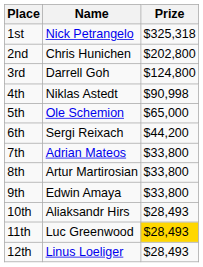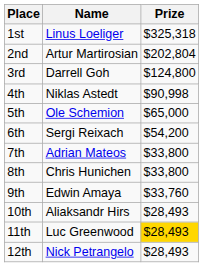(90, 34) Nick Petrangelo -> (84, 34) Linus Loeliger
(88, 53) Chris Hunichen -> (92, 53) Artur Martirosian
(170, 53) $202,800 -> (170, 53) $202,804
(166, 133) $44,200 -> (166, 133) $54,200
(92, 172) Artur Martirosian -> (88, 172) Chris Hunichen
(166, 192) $33,800 -> (166, 192) $33,760
(84, 251) Linus Loeliger -> (90, 251) Nick Petrangelo
